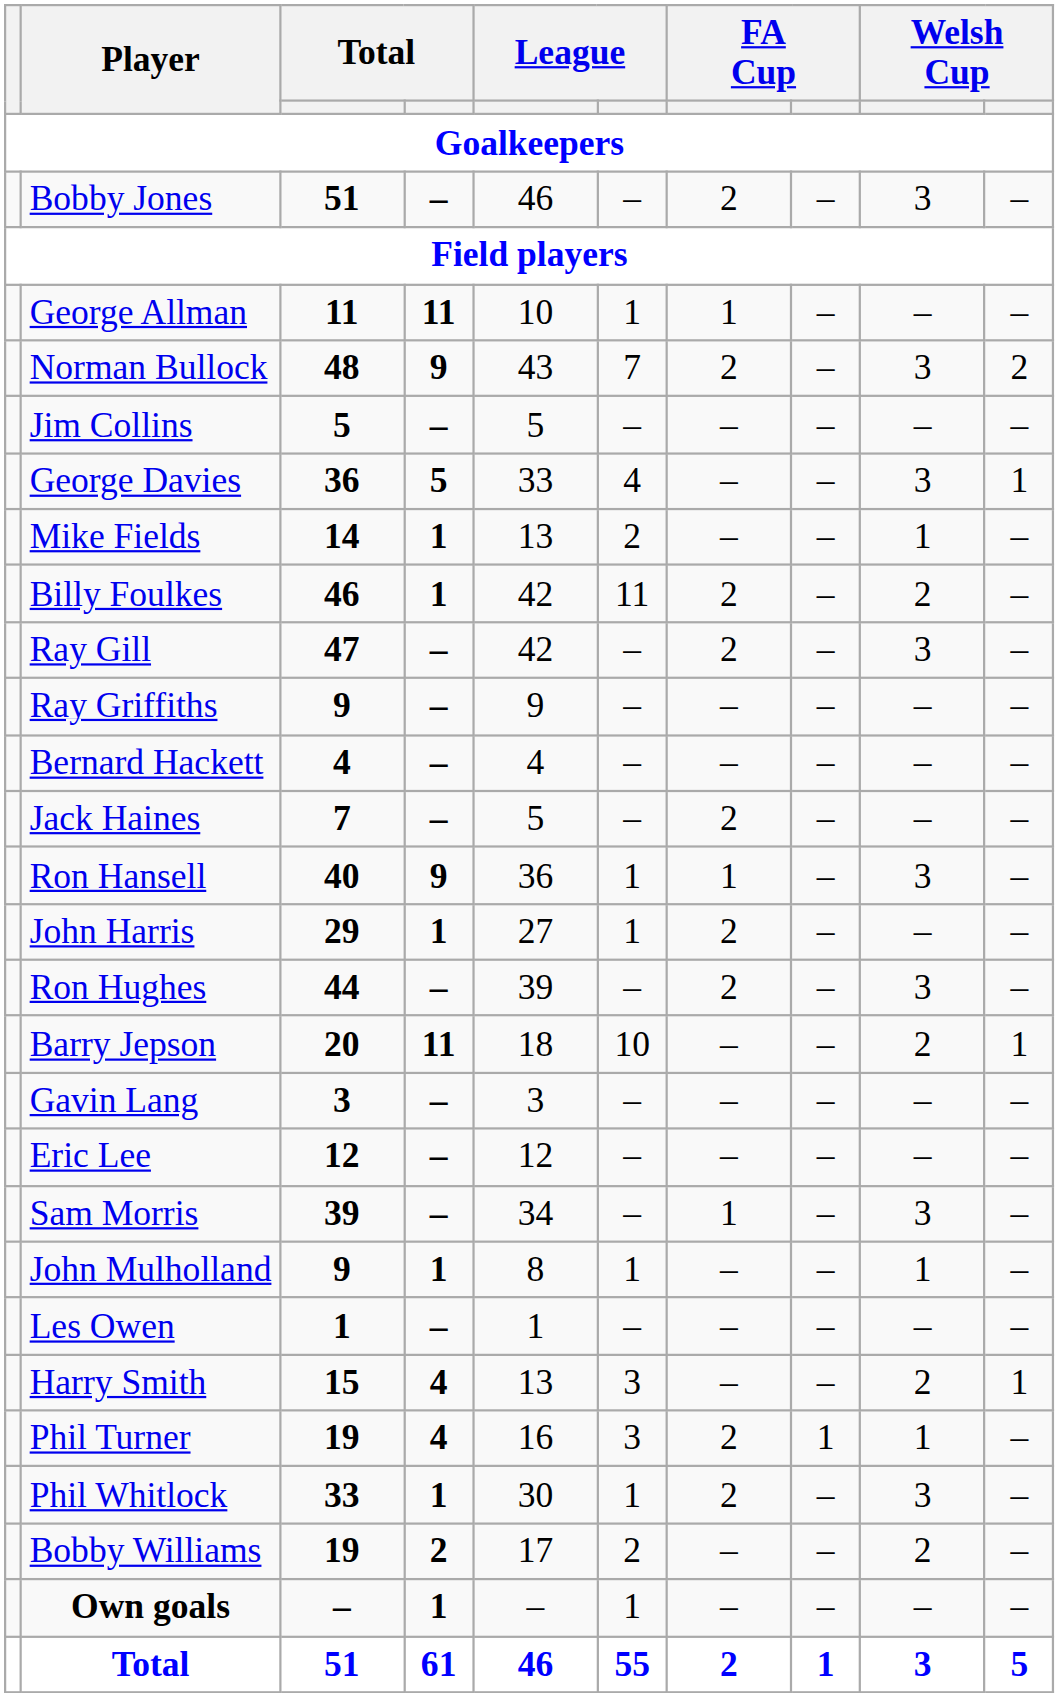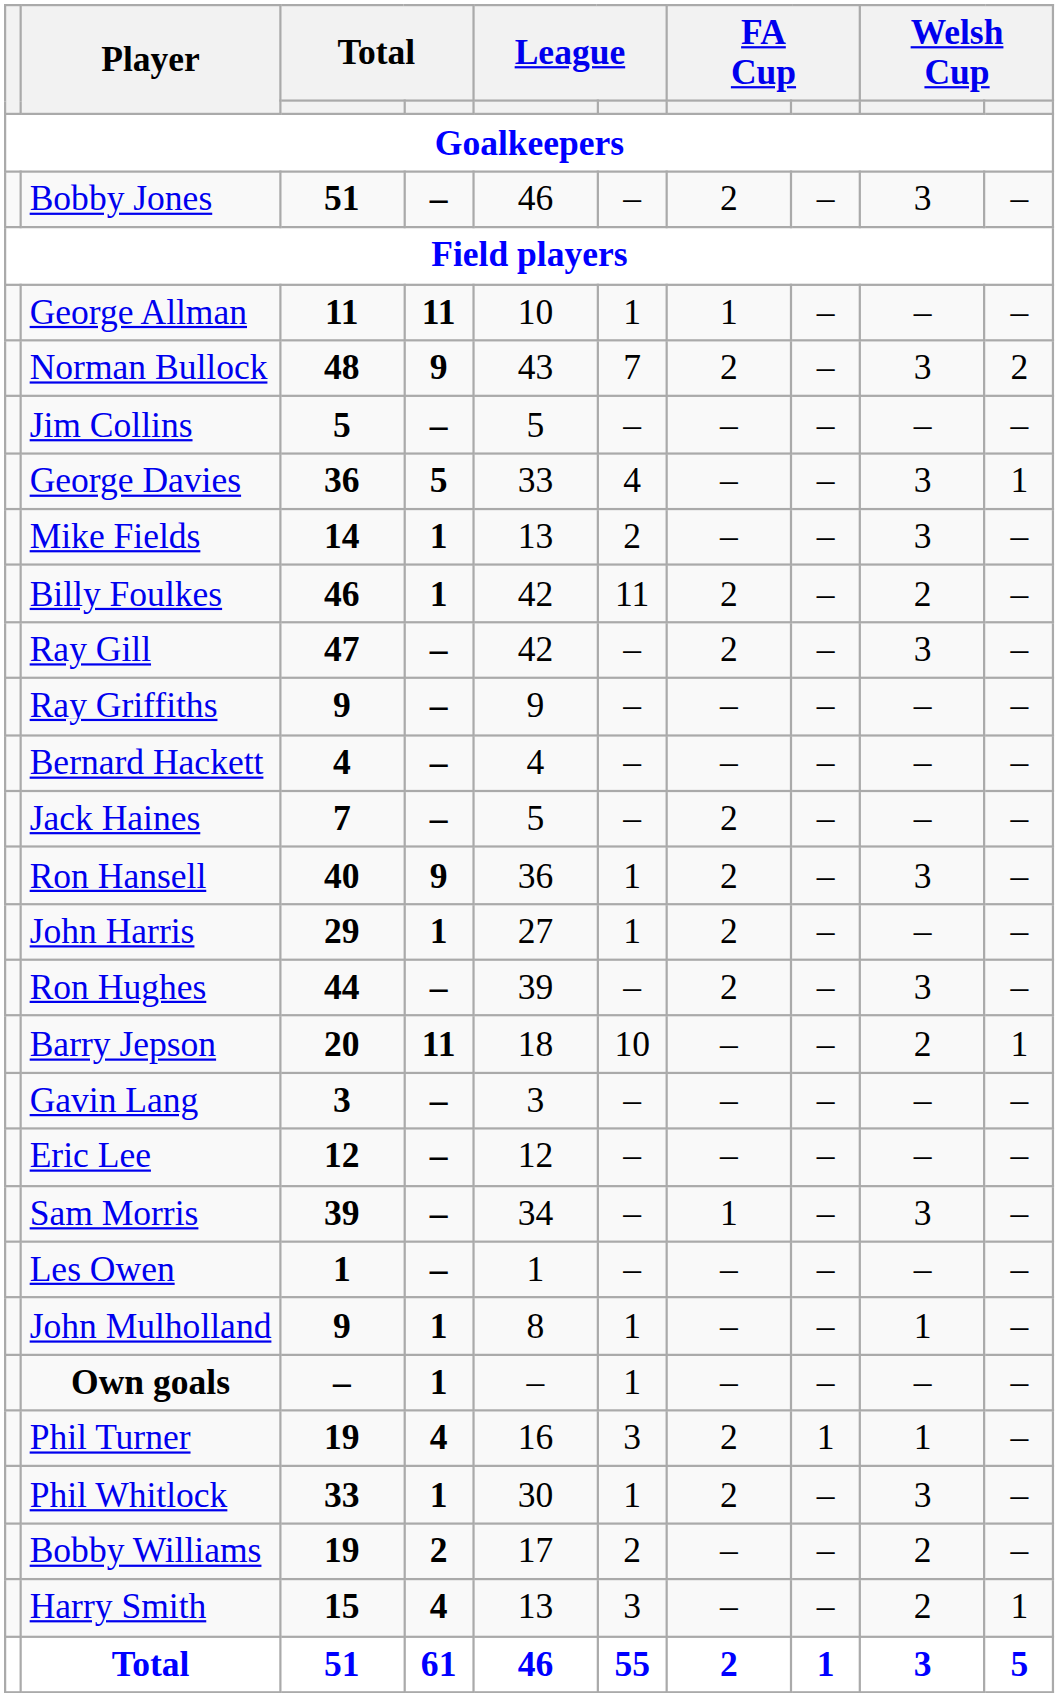(923, 536) 1 -> (923, 536) 3
(729, 874) 1 -> (729, 874) 2
rows swapped: (151, 1269) <-> (102, 1325)
rows swapped: (118, 1381) <-> (151, 1607)
